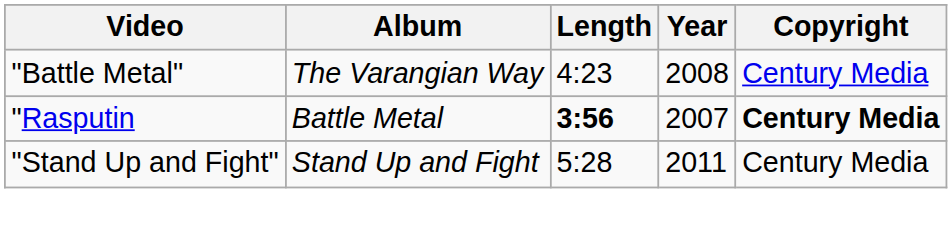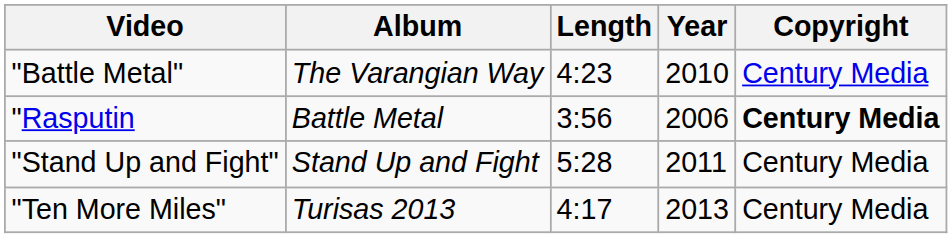(697, 72) 2008 -> (697, 72) 2010
(585, 118) bold -> (584, 118) normal
(697, 118) 2007 -> (697, 118) 2006
+ row: (119, 208)
